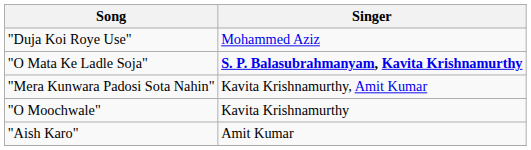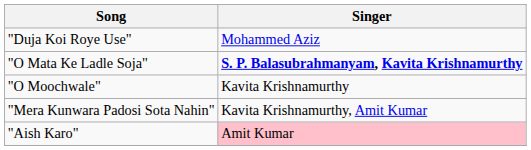rows swapped: (54, 110) <-> (111, 87)
(257, 134) no background -> (257, 134) pink background
